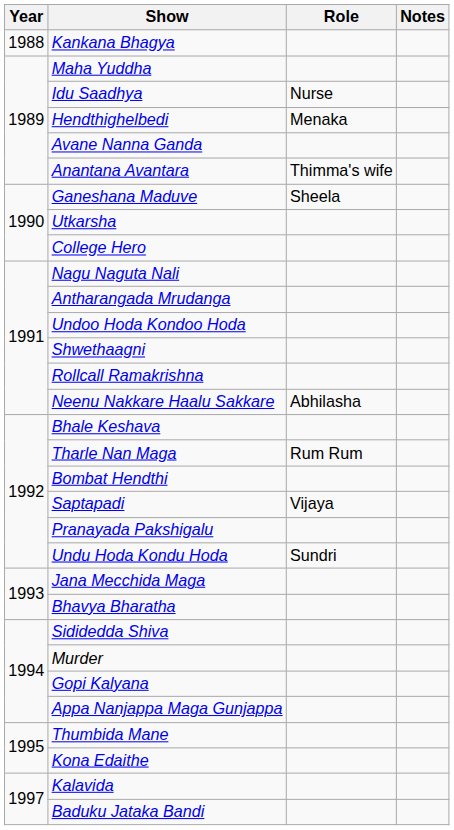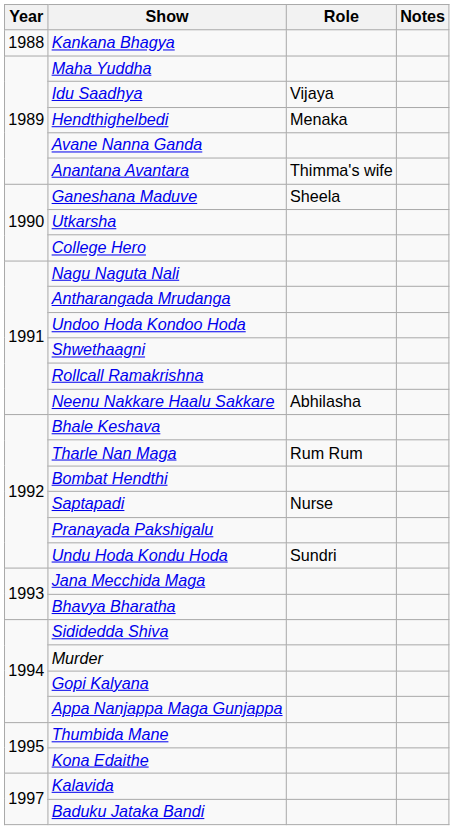(312, 94) Nurse -> (312, 94) Vijaya
(312, 504) Vijaya -> (312, 504) Nurse
